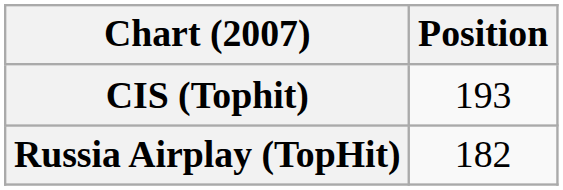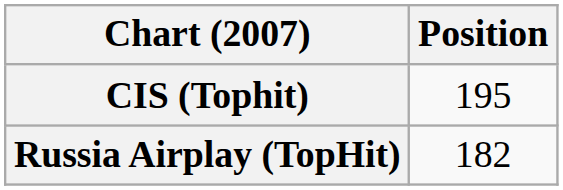(483, 94) 193 -> (483, 94) 195
